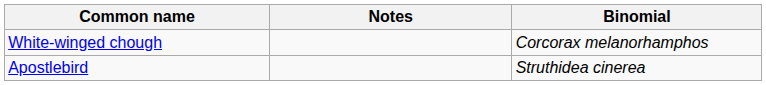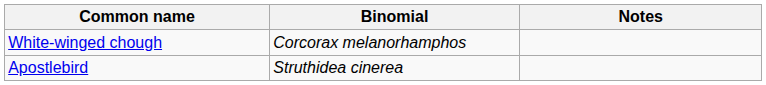columns swapped: (637, 17) <-> (391, 17)
